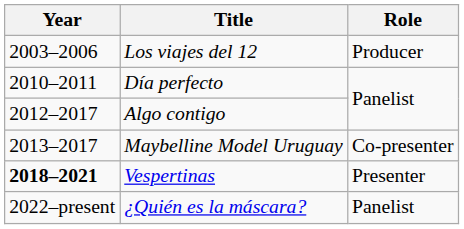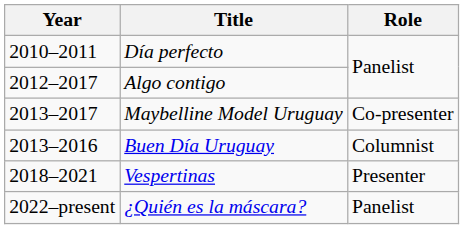- row: (191, 51)
+ row: (199, 144)
(53, 176) bold -> (53, 176) normal
